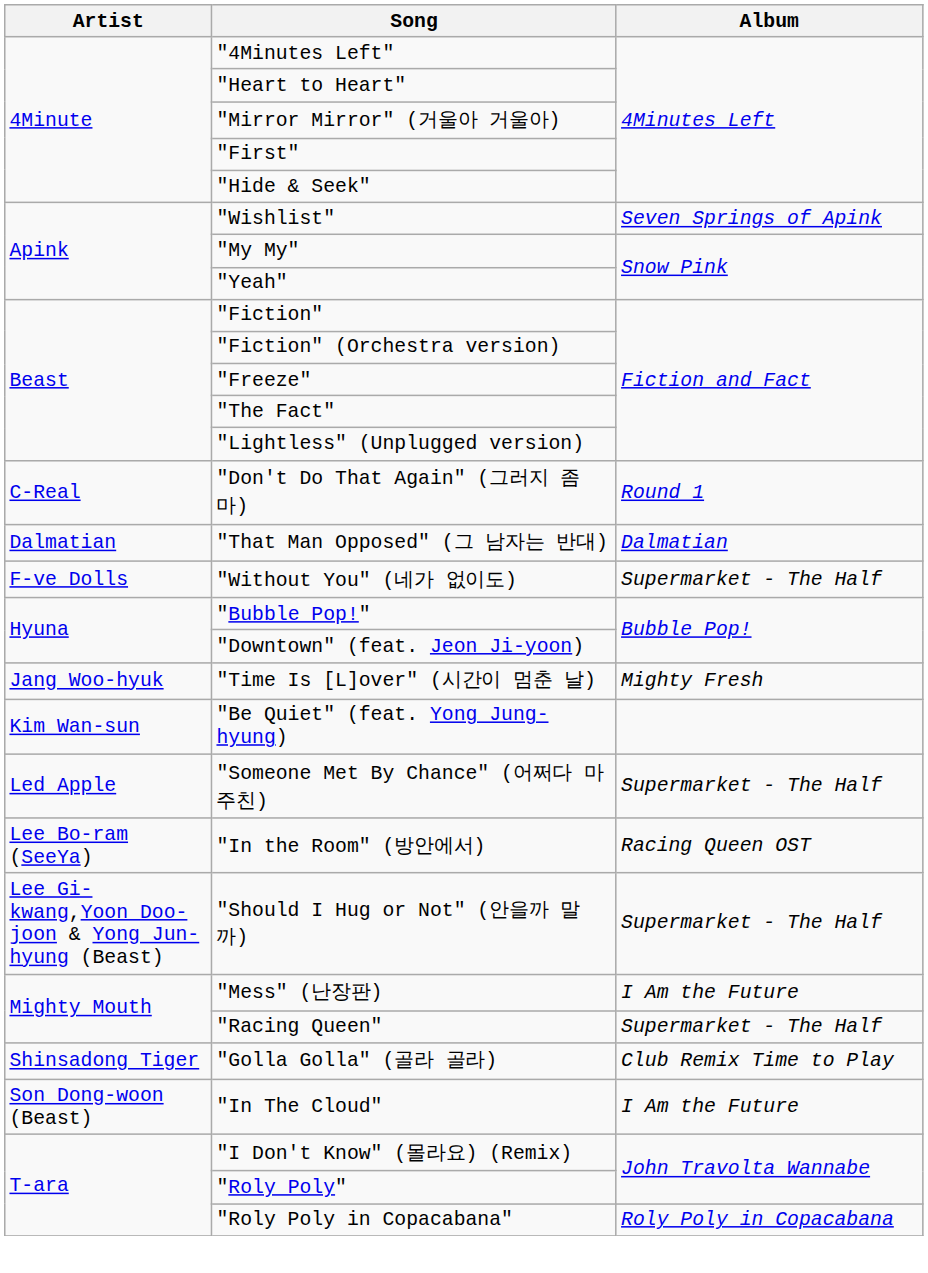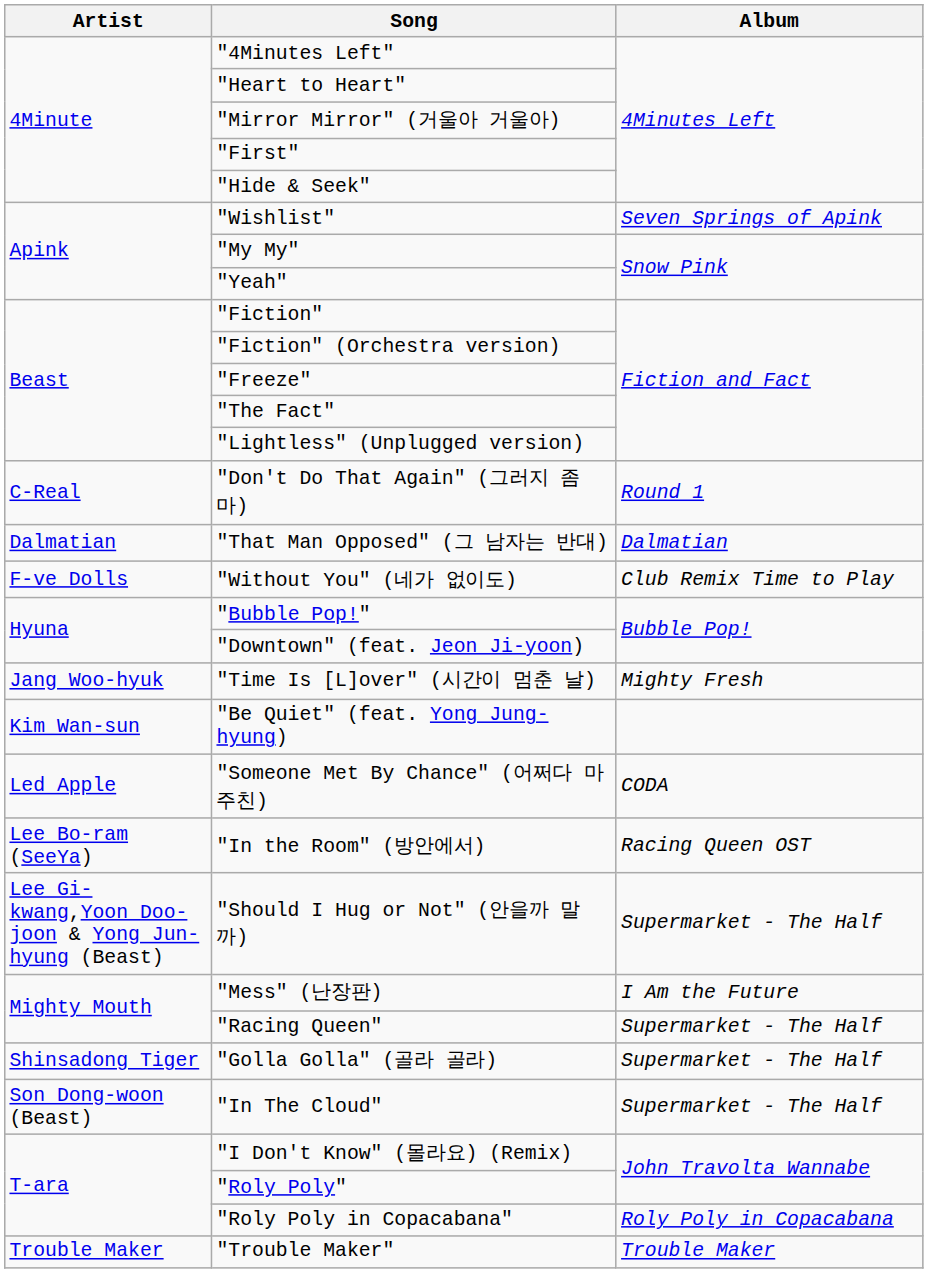(752, 579) Supermarket - The Half -> (757, 579) Club Remix Time to Play
(752, 786) Supermarket - The Half -> (645, 786) CODA
(757, 1061) Club Remix Time to Play -> (752, 1061) Supermarket - The Half
(710, 1107) I Am the Future -> (752, 1107) Supermarket - The Half
+ row: (305, 1252)
